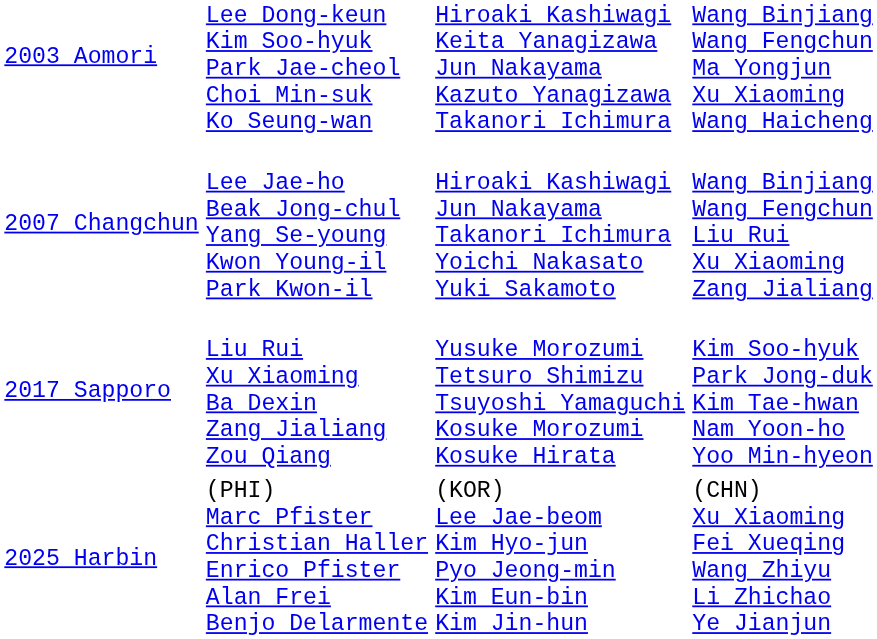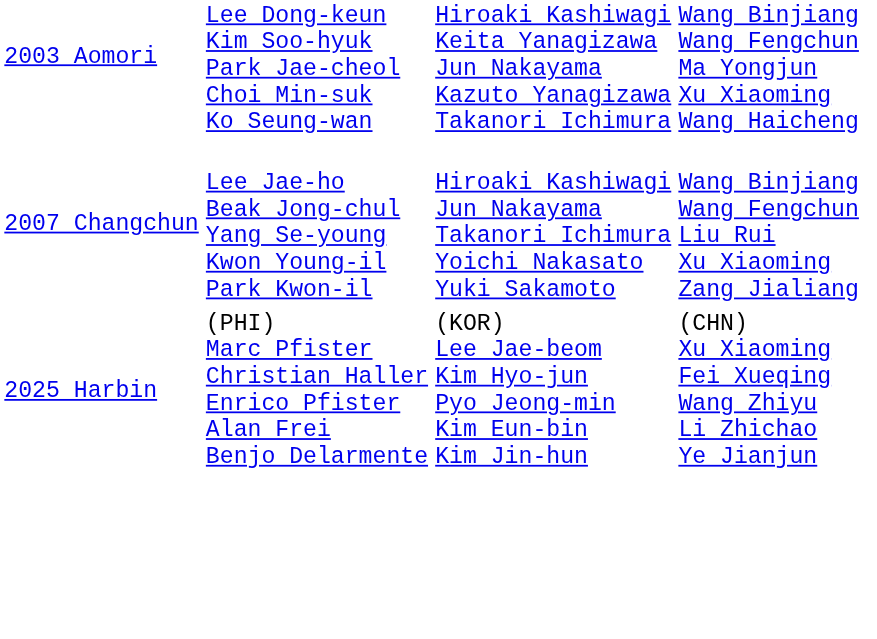- row: (88, 390)
